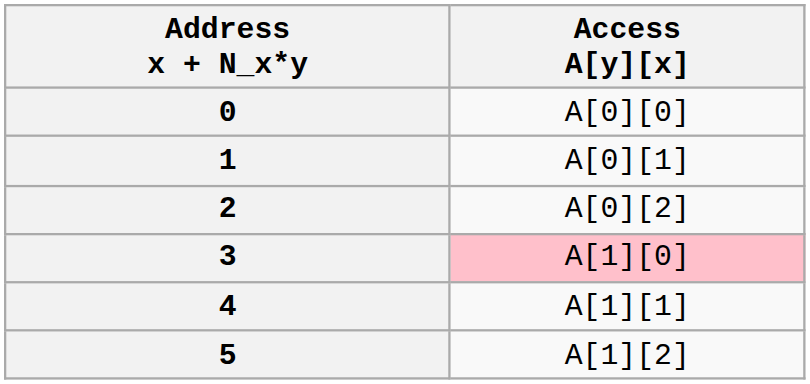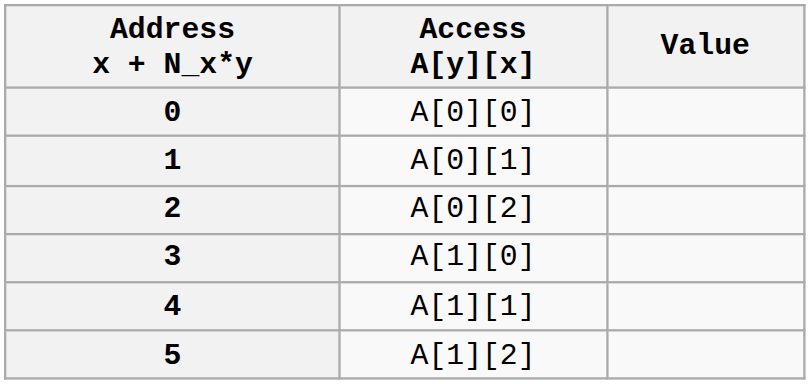+ column: (705, 47)
(627, 258) pink background -> (473, 258) no background
